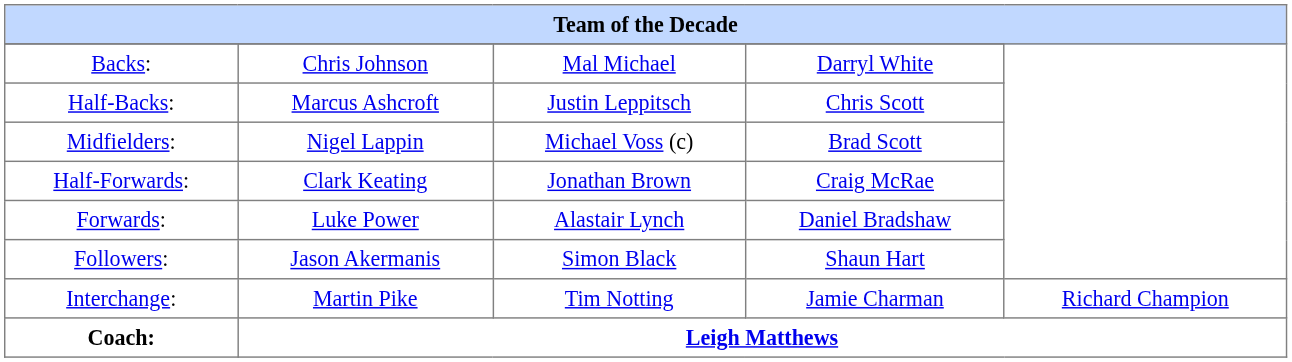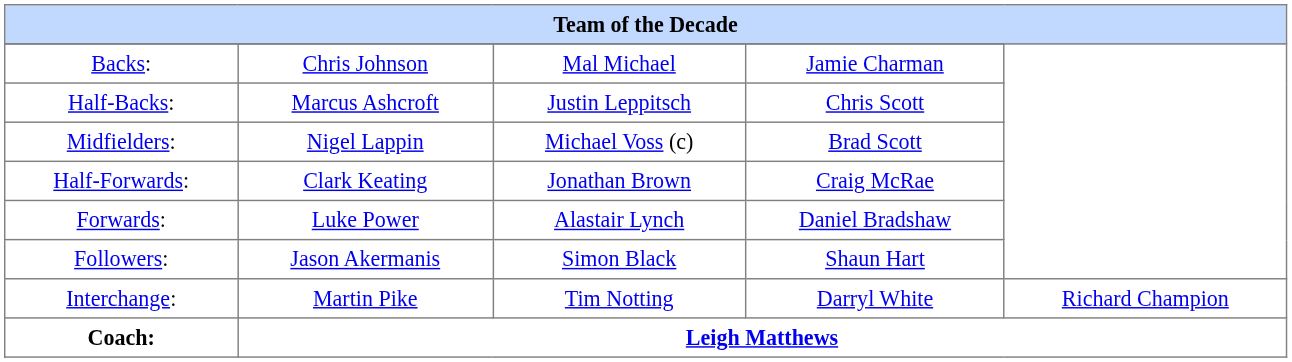(875, 63) Darryl White -> (875, 63) Jamie Charman
(875, 298) Jamie Charman -> (875, 298) Darryl White
